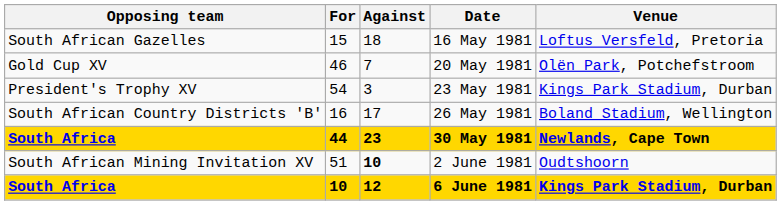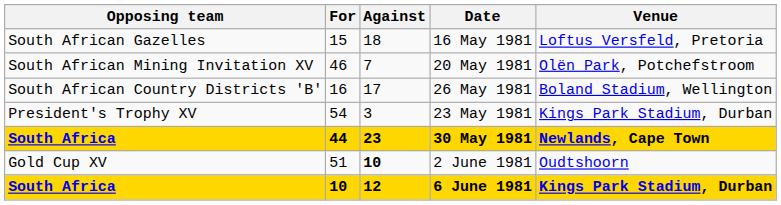(57, 65) Gold Cup XV -> (161, 65) South African Mining Invitation XV
rows swapped: (483, 90) <-> (483, 114)
(161, 163) South African Mining Invitation XV -> (57, 163) Gold Cup XV
